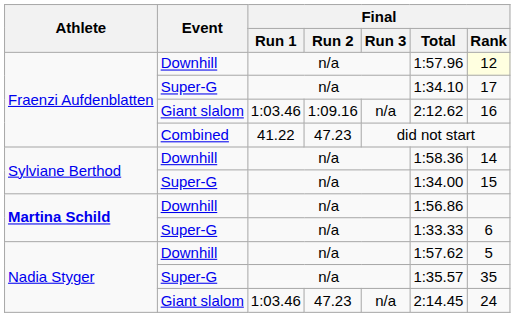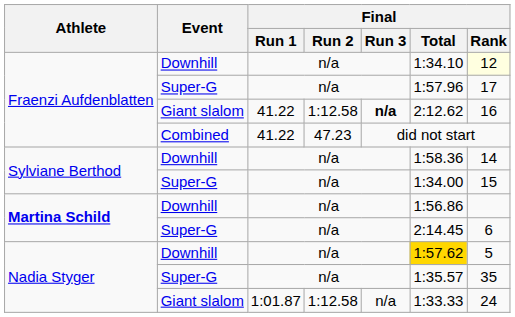(438, 64) 1:57.96 -> (438, 64) 1:34.10
(438, 88) 1:34.10 -> (438, 88) 1:57.96
(276, 111) 1:03.46 -> (276, 111) 41.22
(333, 111) 1:09.16 -> (333, 111) 1:12.58
(386, 111) normal -> (386, 111) bold
(438, 230) 1:33.33 -> (438, 230) 2:14.45
(438, 253) no background -> (438, 253) gold background
(276, 301) 1:03.46 -> (276, 301) 1:01.87
(333, 301) 47.23 -> (333, 301) 1:12.58
(438, 301) 2:14.45 -> (438, 301) 1:33.33
